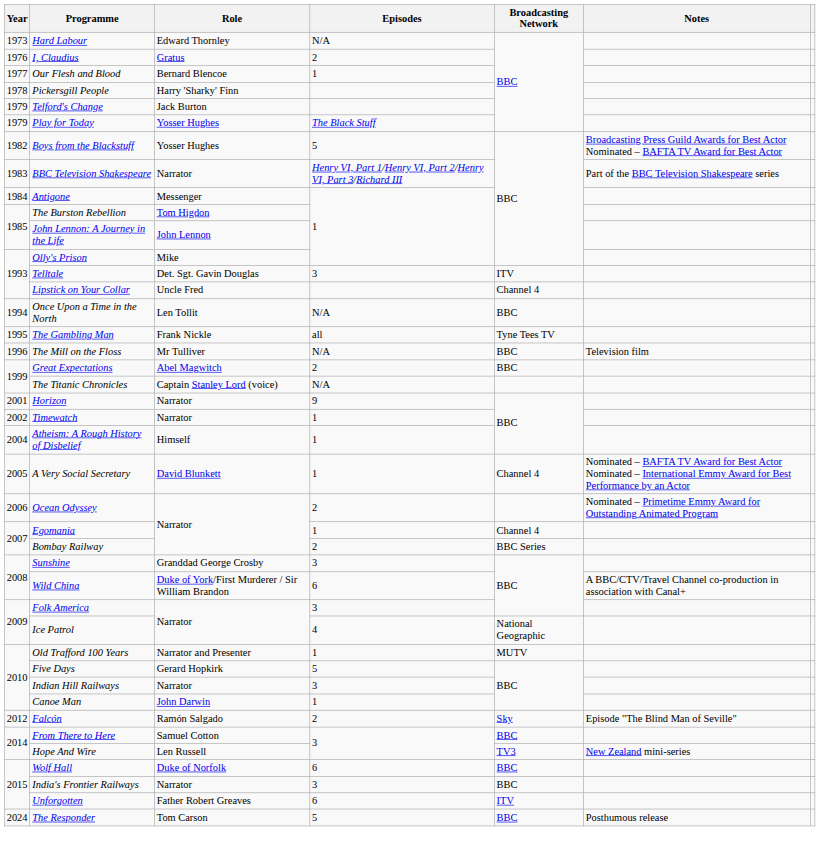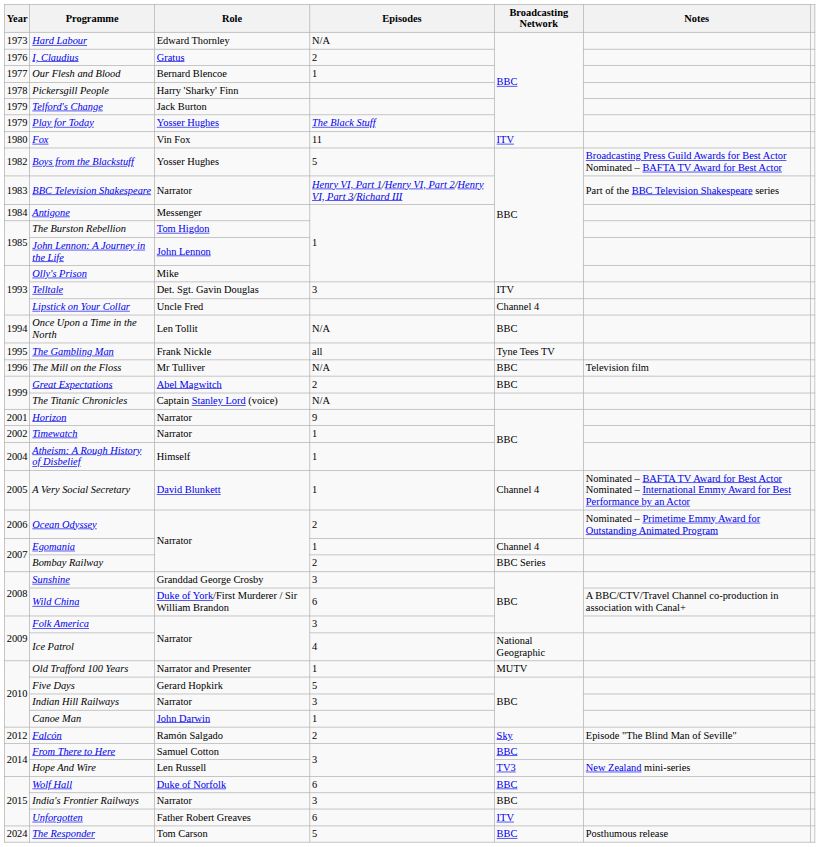+ row: (40, 139)
